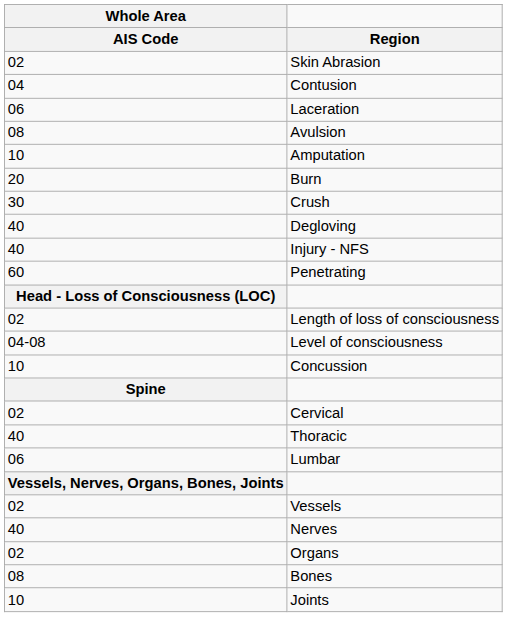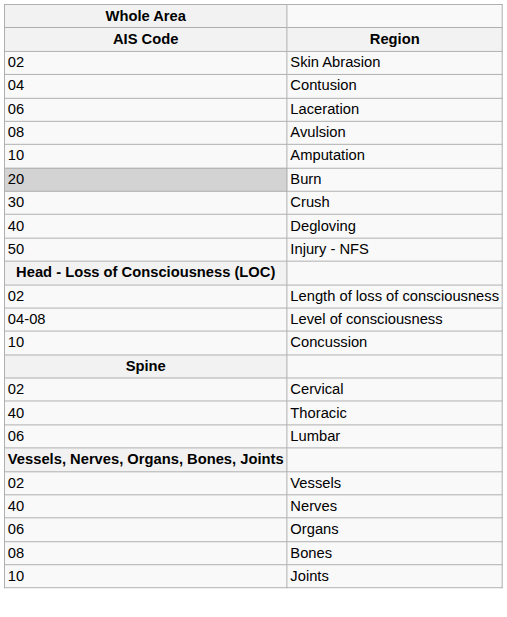(16, 179) no background -> (16, 179) lightgrey background
(16, 249) 40 -> (16, 249) 50
- row: (328, 272)
(16, 553) 02 -> (16, 529) 06
